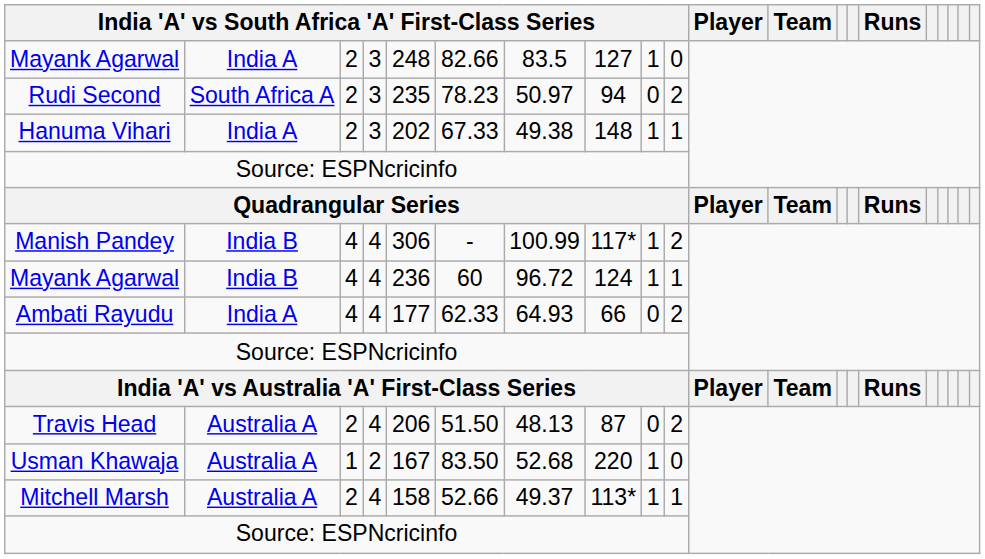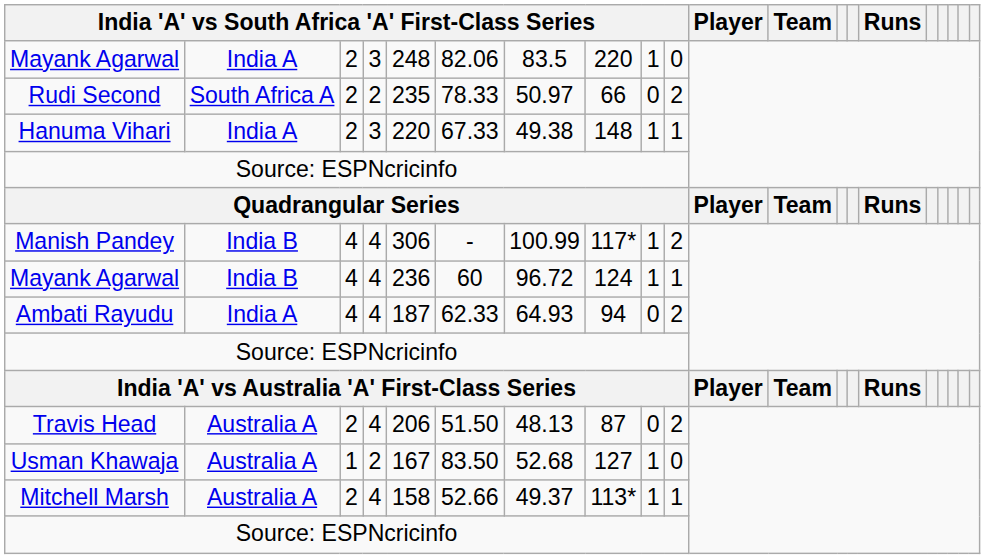(470, 59) 82.66 -> (470, 59) 82.06
(613, 59) 127 -> (613, 59) 220
(375, 95) 3 -> (375, 95) 2
(470, 95) 78.23 -> (470, 95) 78.33
(613, 95) 94 -> (613, 95) 66
(411, 132) 202 -> (411, 132) 220
(411, 315) 177 -> (411, 315) 187
(613, 315) 66 -> (613, 315) 94
(613, 461) 220 -> (613, 461) 127
